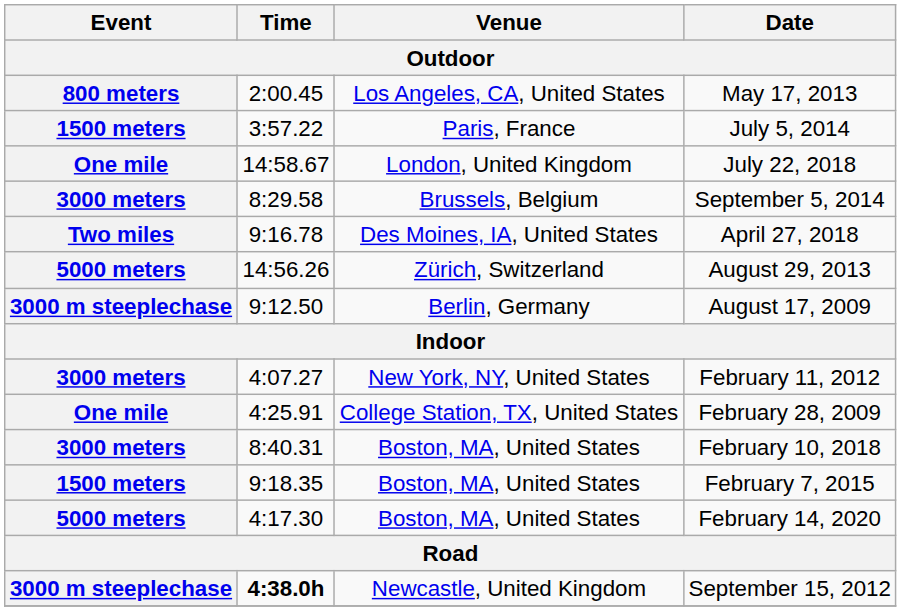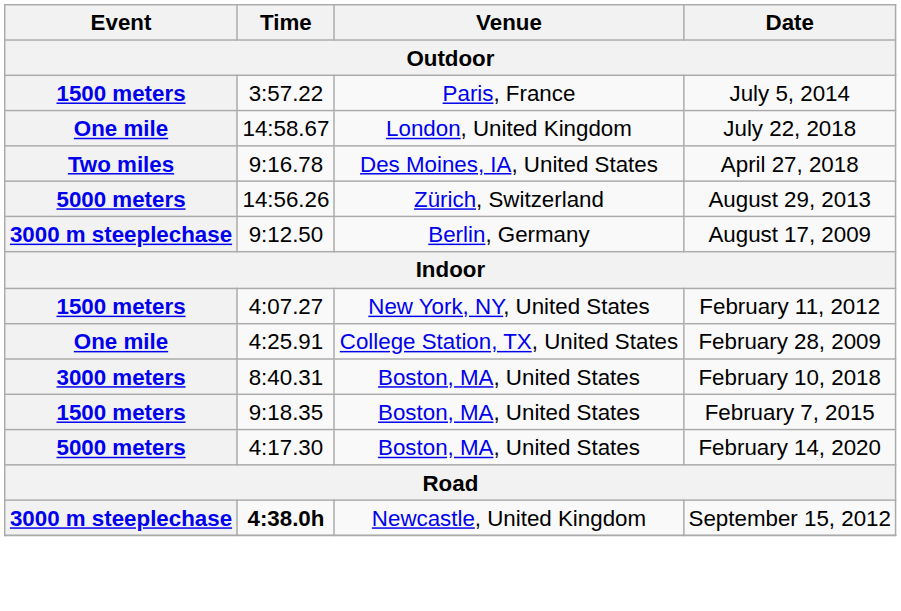- row: (790, 93)
- row: (790, 199)
(121, 376) 3000 meters -> (121, 306) 1500 meters
